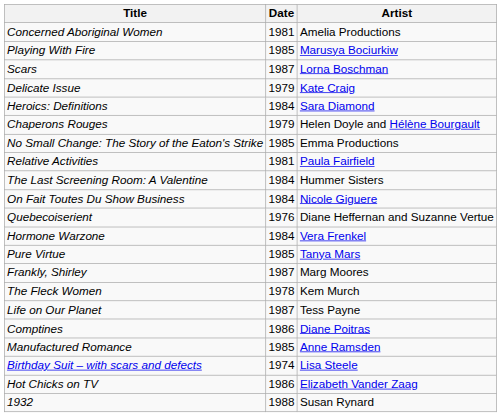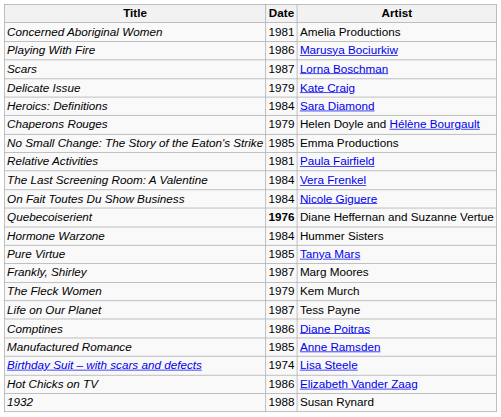(282, 50) 1985 -> (282, 50) 1986
(342, 180) Hummer Sisters -> (333, 180) Vera Frenkel
(282, 217) normal -> (282, 217) bold
(333, 236) Vera Frenkel -> (342, 236) Hummer Sisters
(282, 291) 1978 -> (282, 291) 1979
